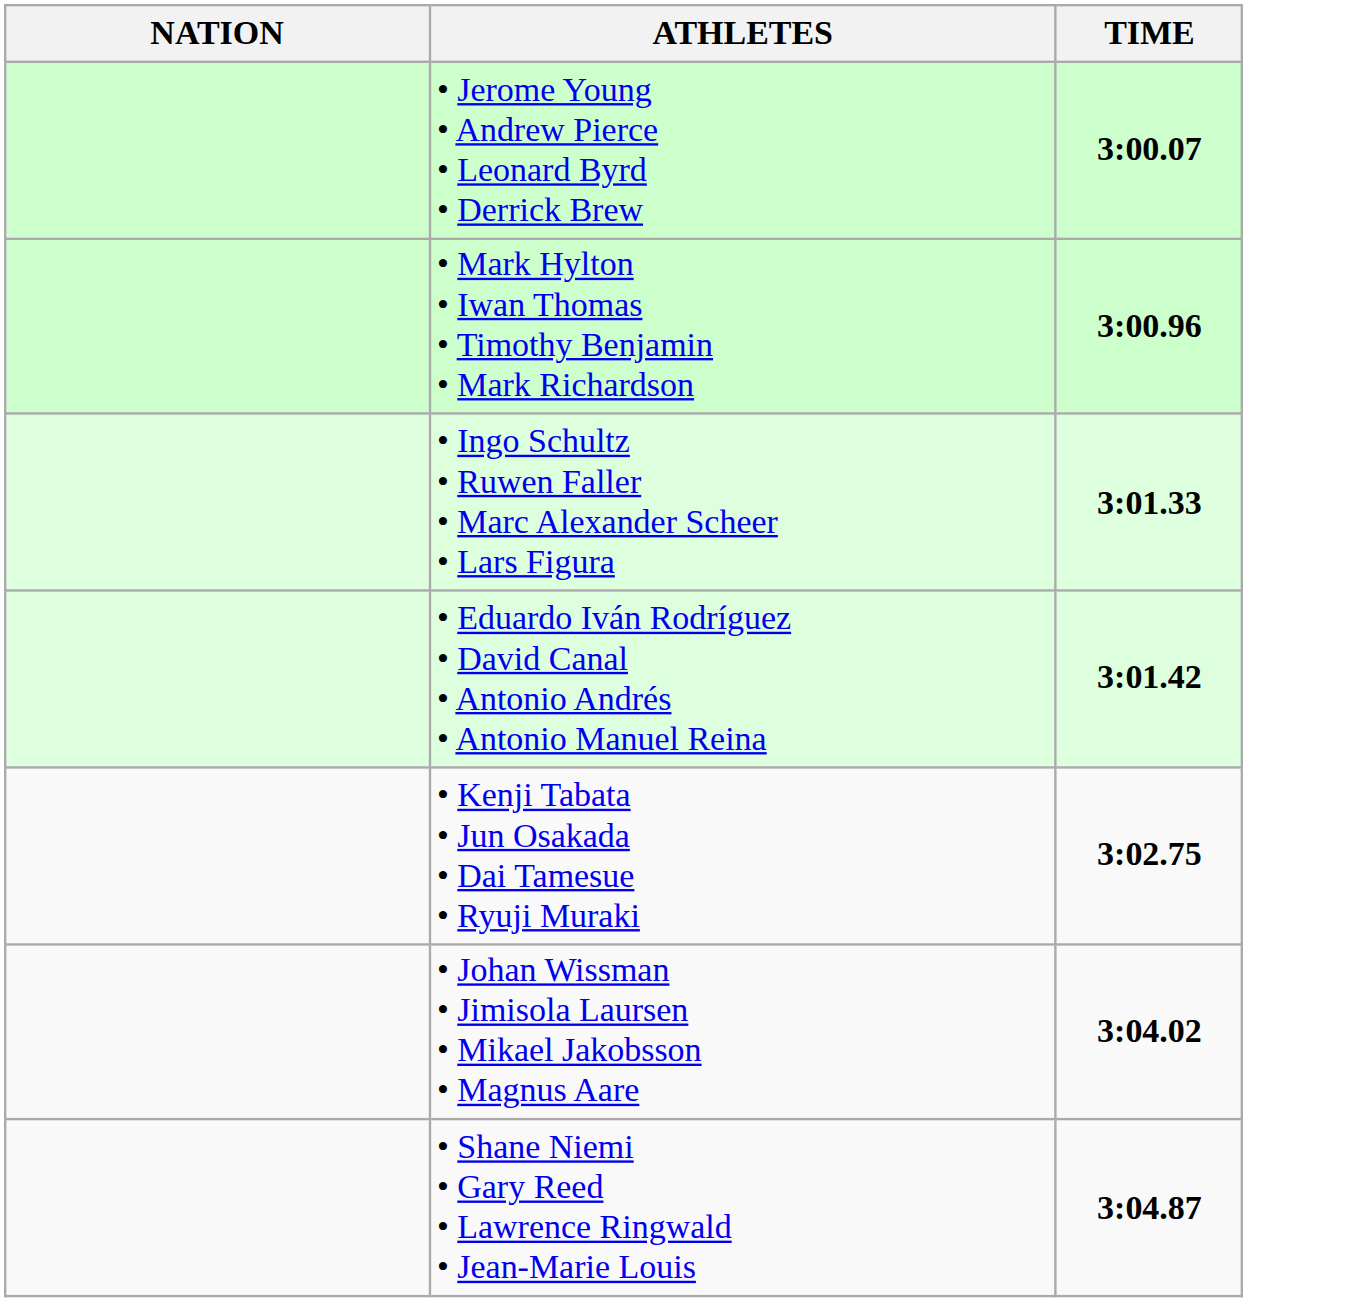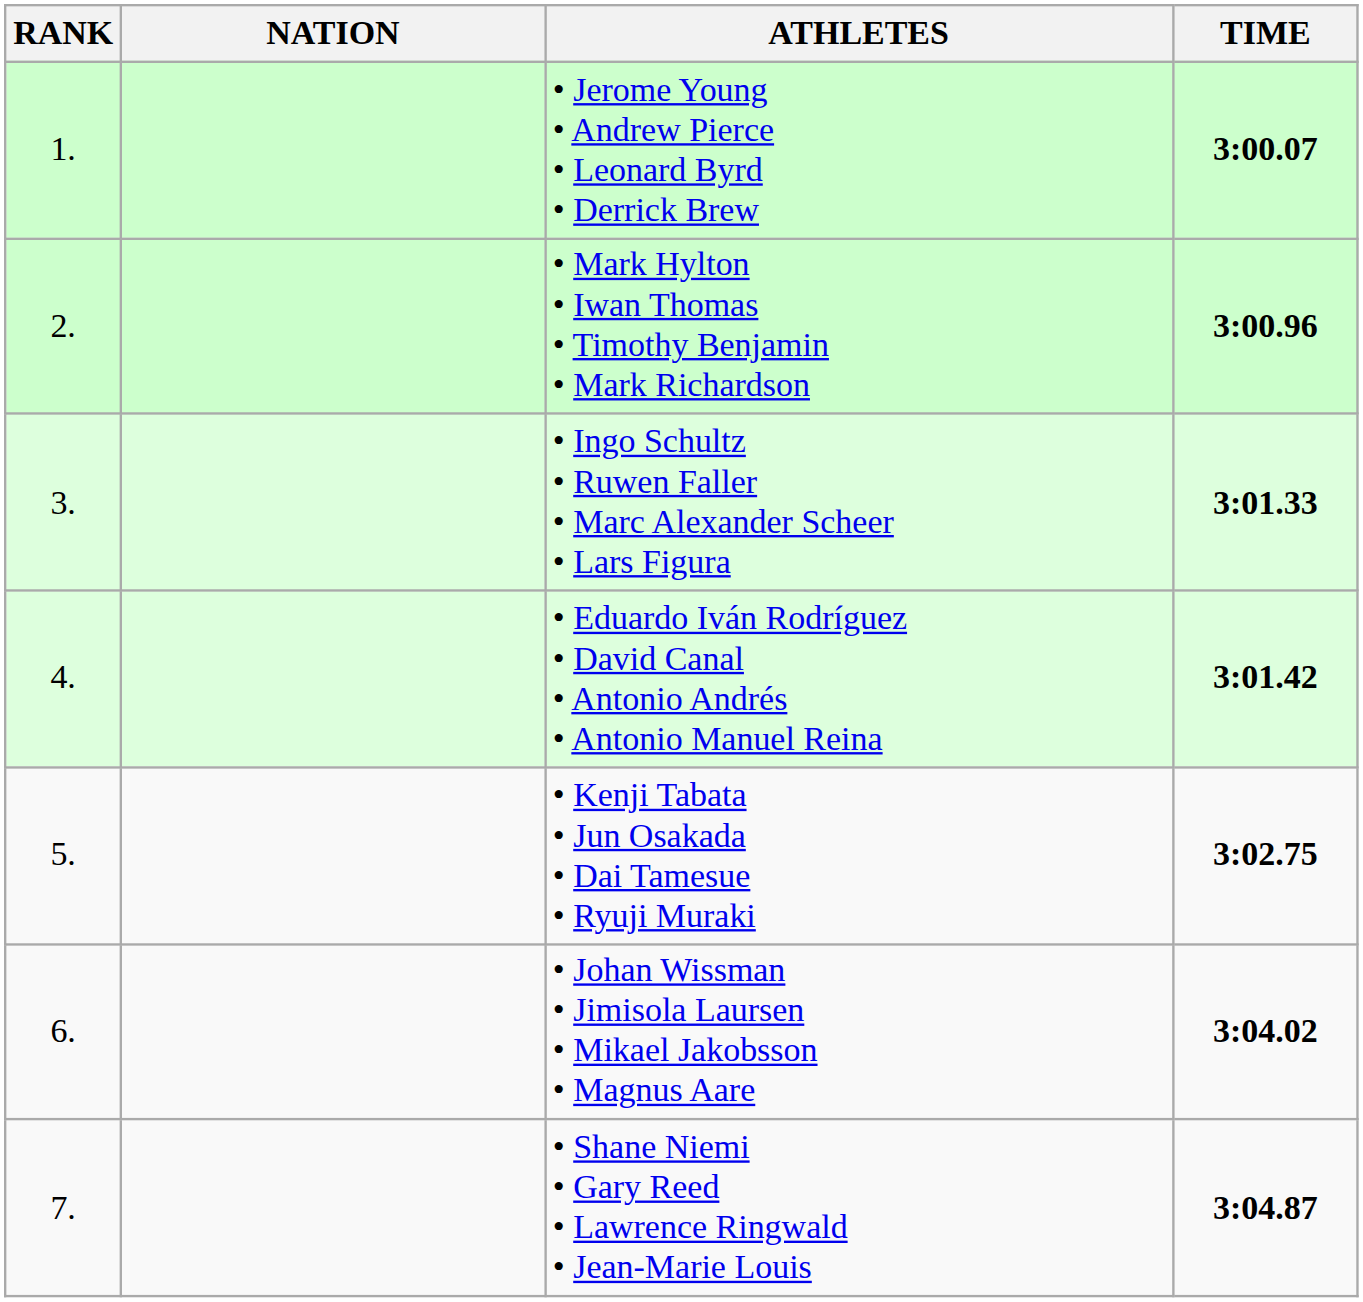+ column: (63, 32)
